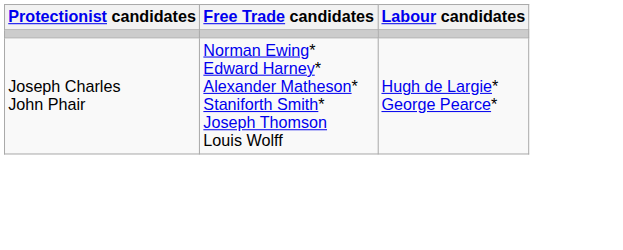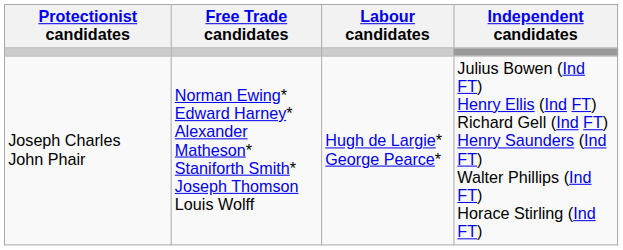+ column: (536, 26)
